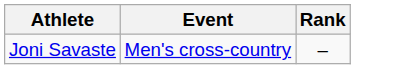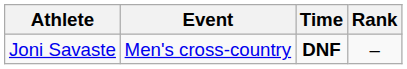+ column: (321, 20)
